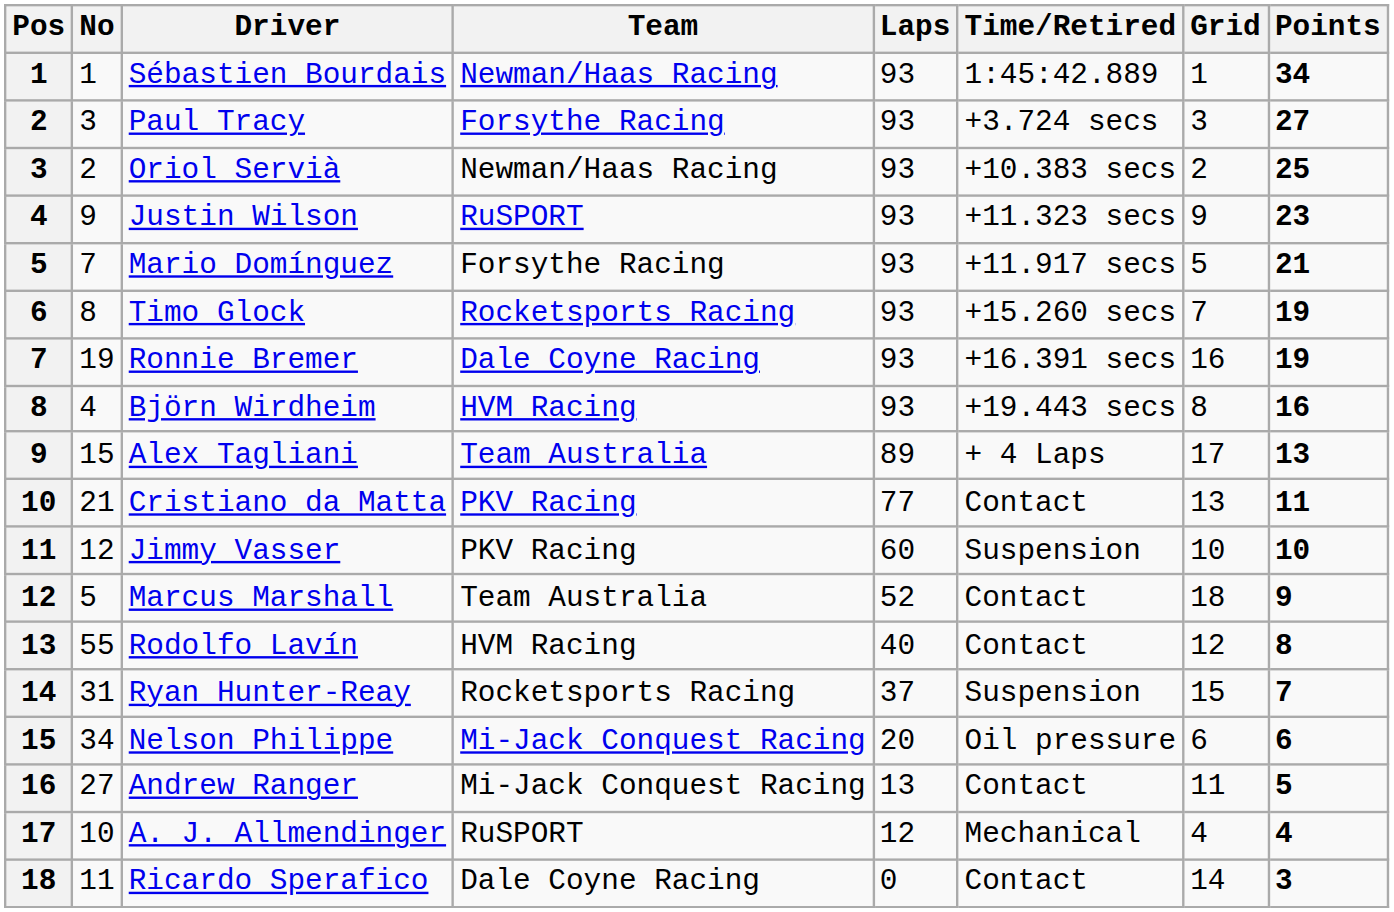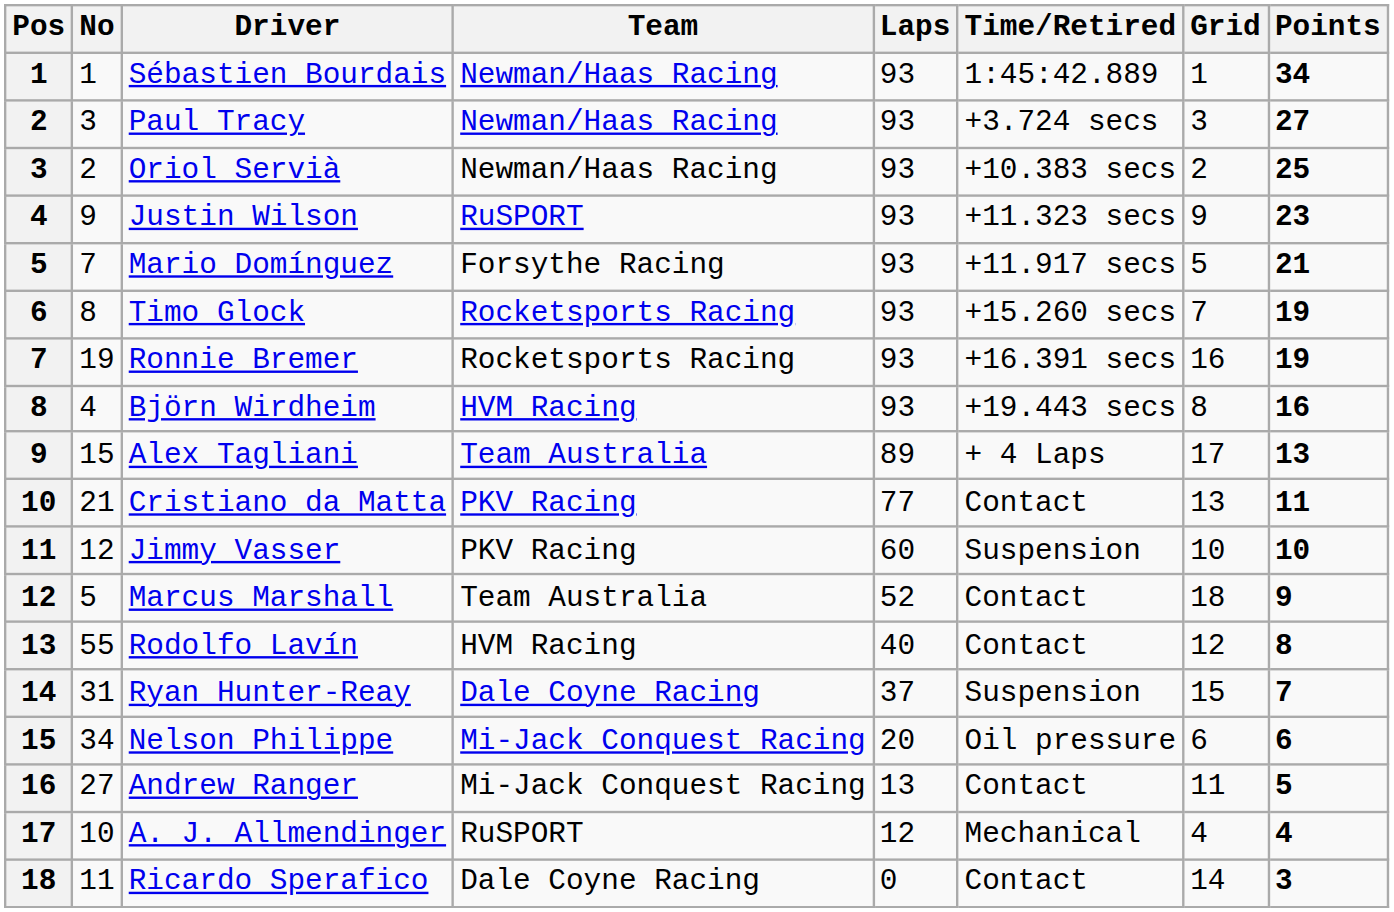(592, 124) Forsythe Racing -> (619, 124) Newman/Haas Racing
(610, 361) Dale Coyne Racing -> (628, 361) Rocketsports Racing
(628, 694) Rocketsports Racing -> (610, 694) Dale Coyne Racing
